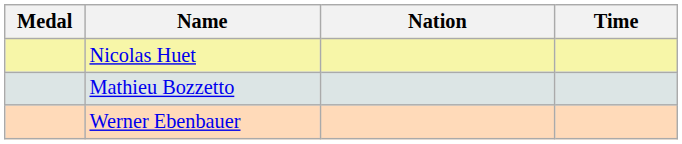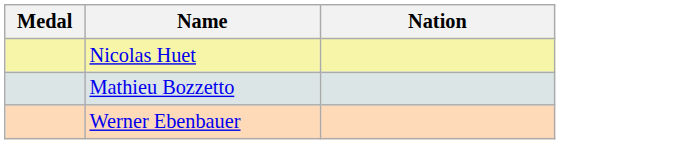- column: (616, 21)
